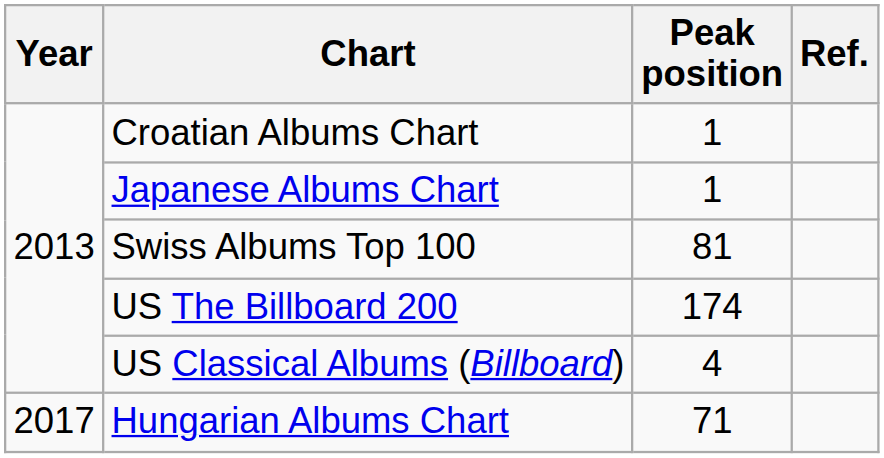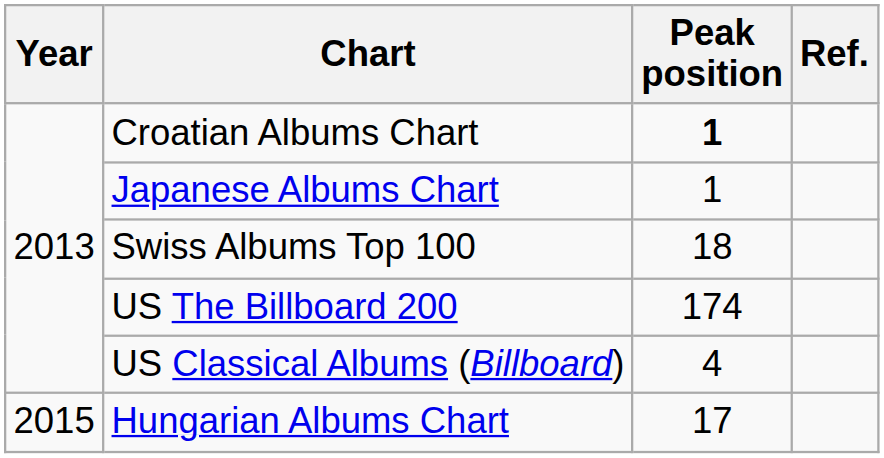(712, 132) normal -> (712, 132) bold
(712, 248) 81 -> (712, 248) 18
(54, 421) 2017 -> (54, 421) 2015
(712, 421) 71 -> (712, 421) 17
